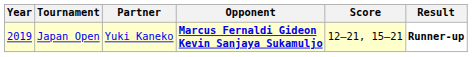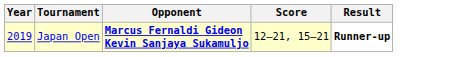- column: (139, 13)
